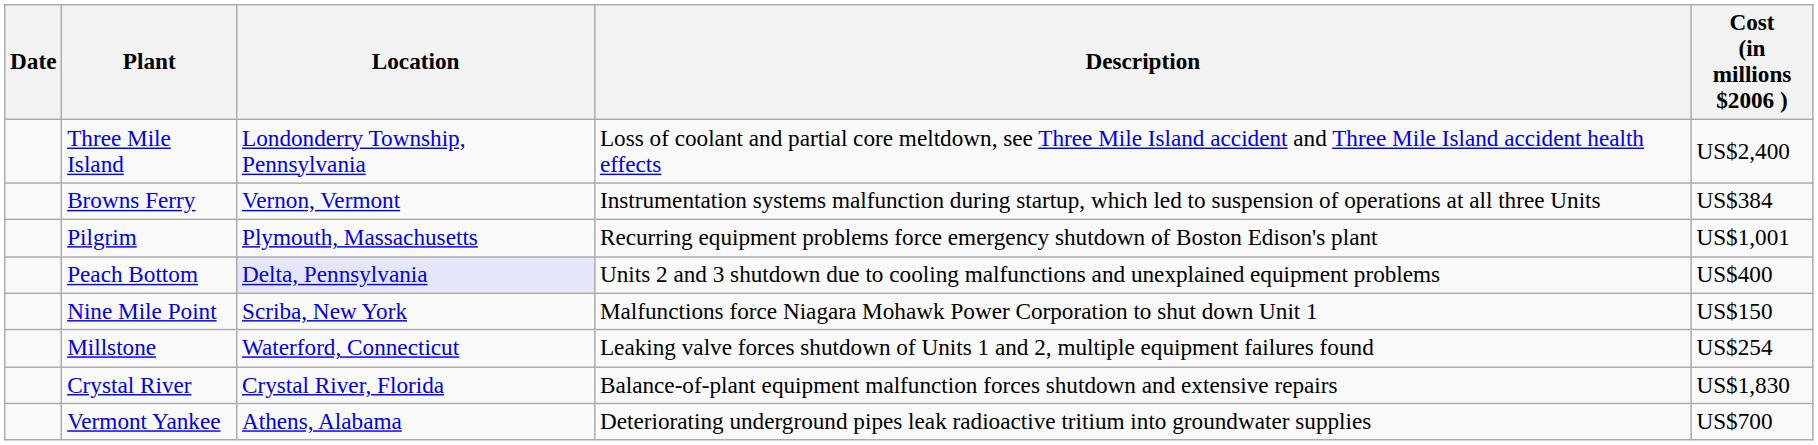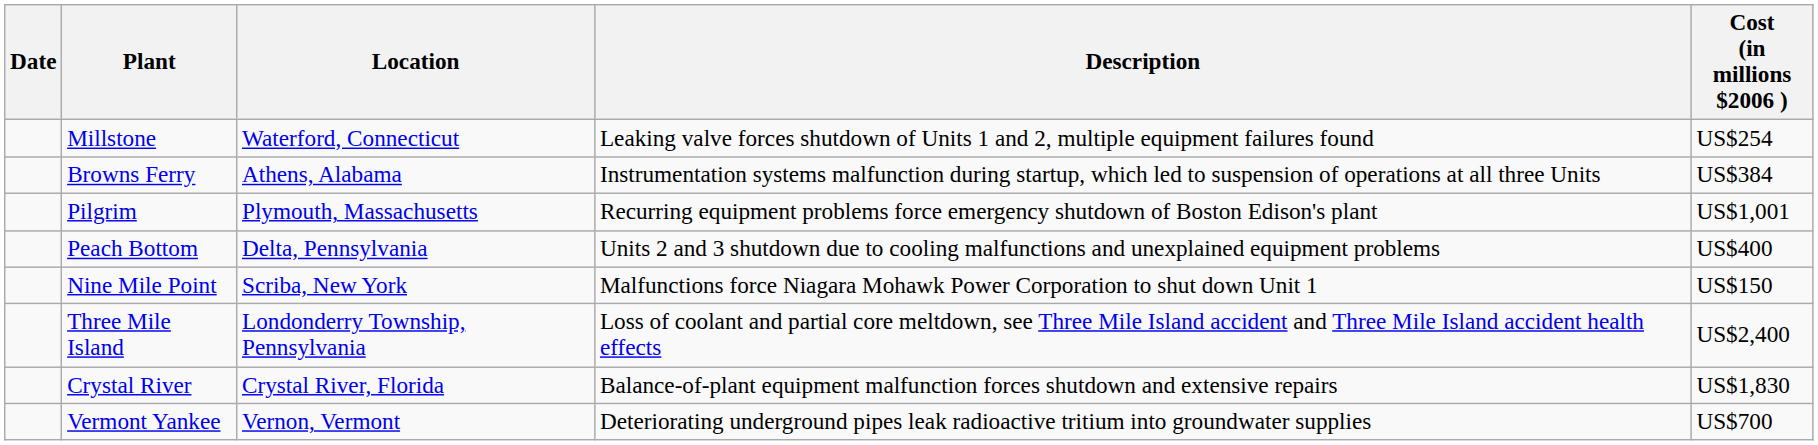rows swapped: (119, 151) <-> (112, 348)
(321, 200) Vernon, Vermont -> (322, 174) Athens, Alabama
(335, 274) lavender background -> (335, 248) no background
(322, 421) Athens, Alabama -> (321, 421) Vernon, Vermont
